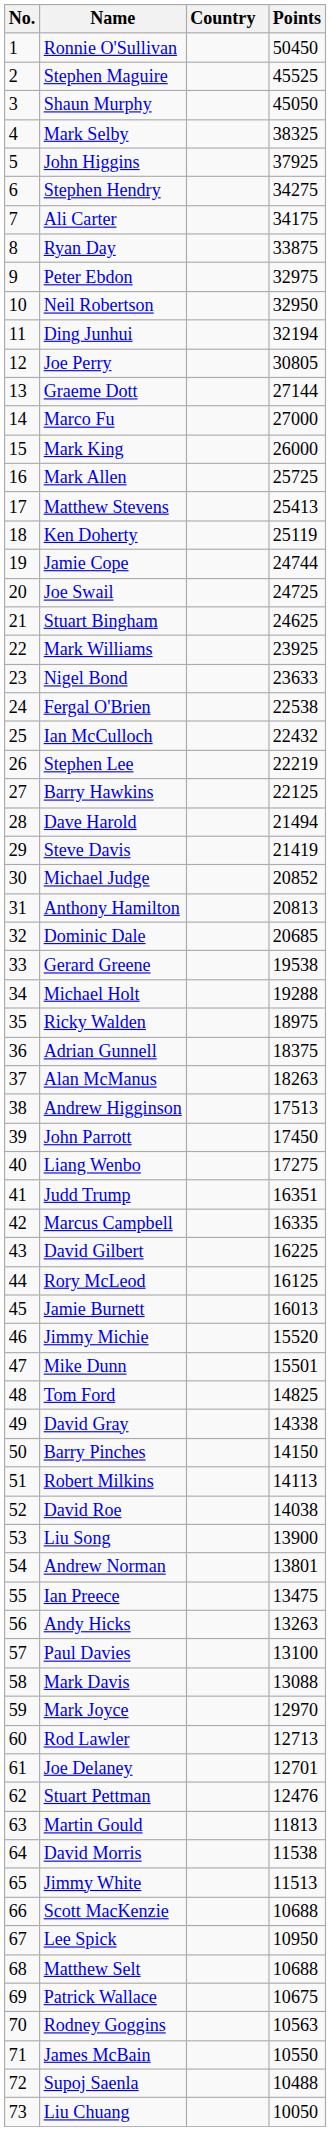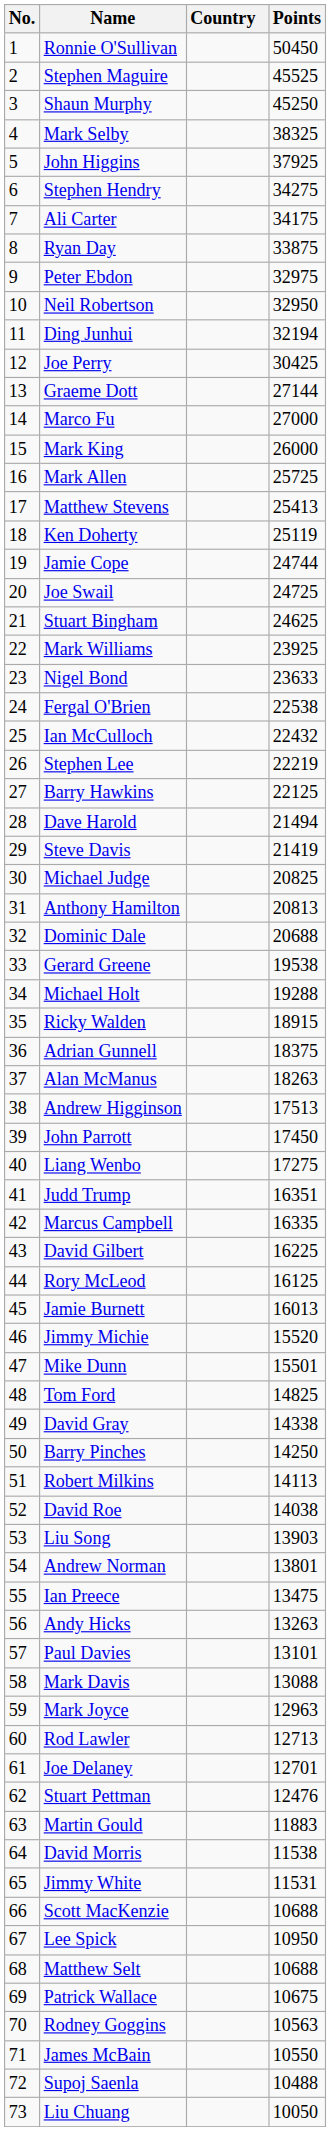(295, 104) 45050 -> (295, 104) 45250
(295, 362) 30805 -> (295, 362) 30425
(295, 879) 20852 -> (295, 879) 20825
(295, 936) 20685 -> (295, 936) 20688
(295, 1022) 18975 -> (295, 1022) 18915
(295, 1452) 14150 -> (295, 1452) 14250
(295, 1538) 13900 -> (295, 1538) 13903
(295, 1653) 13100 -> (295, 1653) 13101
(295, 1710) 12970 -> (295, 1710) 12963
(295, 1825) 11813 -> (295, 1825) 11883
(295, 1882) 11513 -> (295, 1882) 11531
